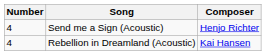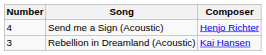(9, 43) 4 -> (9, 43) 3
